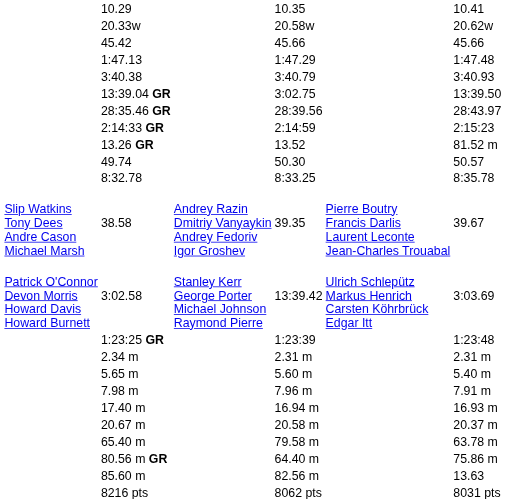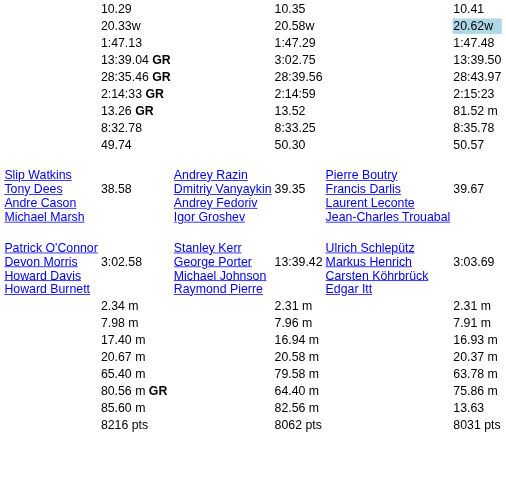(473, 26) no background -> (473, 26) lightblue background
- row: (116, 43)
- row: (121, 77)
rows swapped: (116, 161) <-> (121, 178)
- row: (132, 340)
- row: (120, 374)
